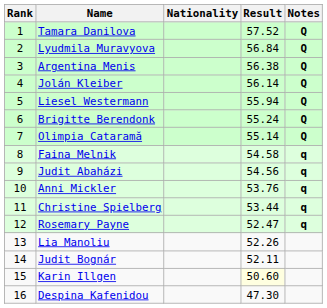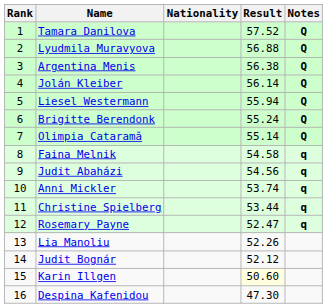(263, 48) 56.84 -> (263, 48) 56.88
(263, 189) 53.76 -> (263, 189) 53.74
(263, 259) 52.11 -> (263, 259) 52.12
